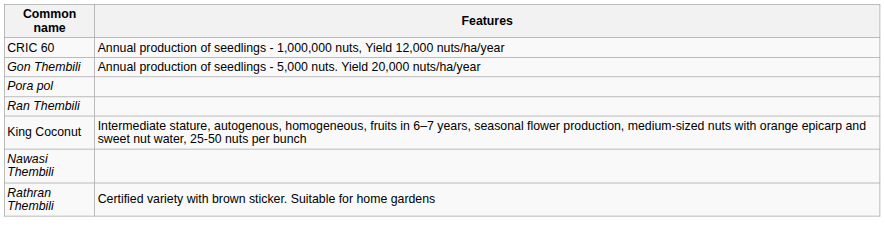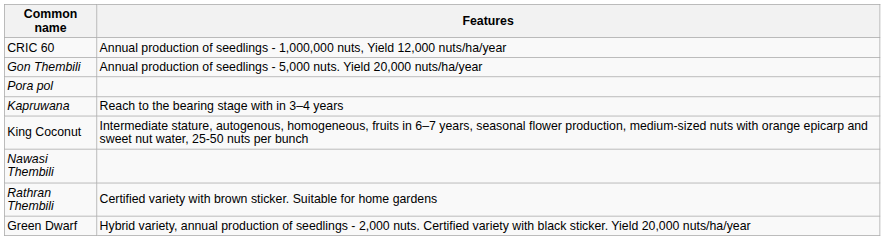- row: (44, 106)
+ row: (38, 106)
+ row: (42, 226)
